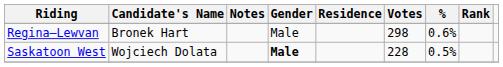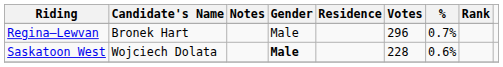(398, 33) 298 -> (398, 33) 296
(442, 33) 0.6% -> (442, 33) 0.7%
(442, 52) 0.5% -> (442, 52) 0.6%
